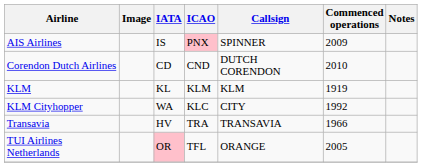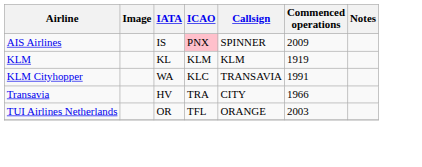- row: (62, 65)
(233, 106) CITY -> (251, 77) TRANSAVIA
(336, 106) 1992 -> (298, 77) 1991
(251, 123) TRANSAVIA -> (233, 94) CITY
(164, 147) pink background -> (164, 111) no background
(336, 147) 2005 -> (298, 111) 2003
